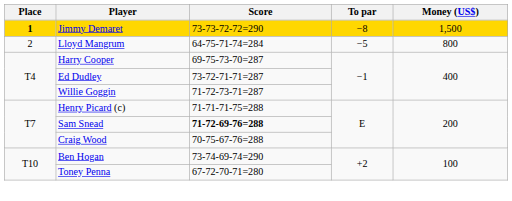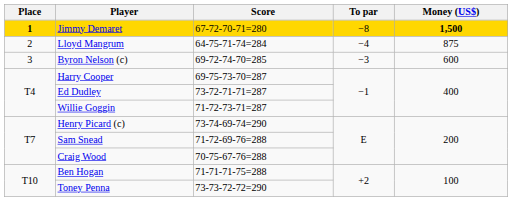(228, 28) 73-73-72-72=290 -> (231, 28) 67-72-70-71=280
(450, 28) normal -> (451, 28) bold
(362, 44) −5 -> (364, 44) −4
(450, 44) 800 -> (451, 44) 875
+ row: (93, 60)
(228, 108) 71-71-71-75=288 -> (231, 124) 73-74-69-74=290
(228, 124) bold -> (231, 140) normal
(228, 156) 73-74-69-74=290 -> (231, 172) 71-71-71-75=288
(228, 172) 67-72-70-71=280 -> (231, 188) 73-73-72-72=290
